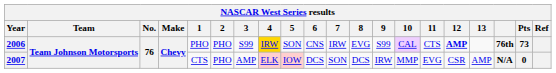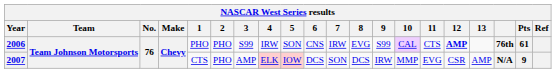(270, 44) gold background -> (270, 44) no background
(524, 44) 73 -> (524, 44) 61
(524, 60) 0 -> (524, 60) 9
